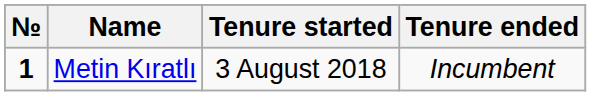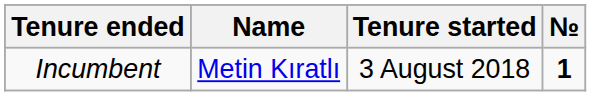columns swapped: (26, 26) <-> (492, 26)
